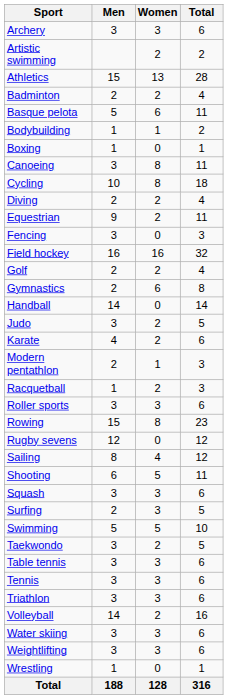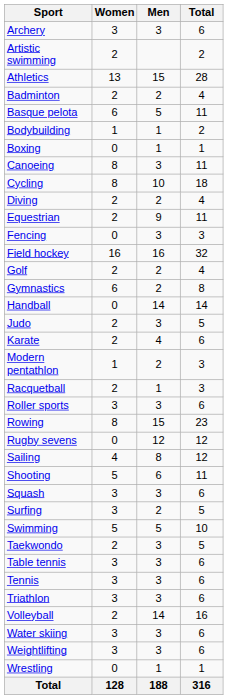columns swapped: (114, 13) <-> (158, 13)
